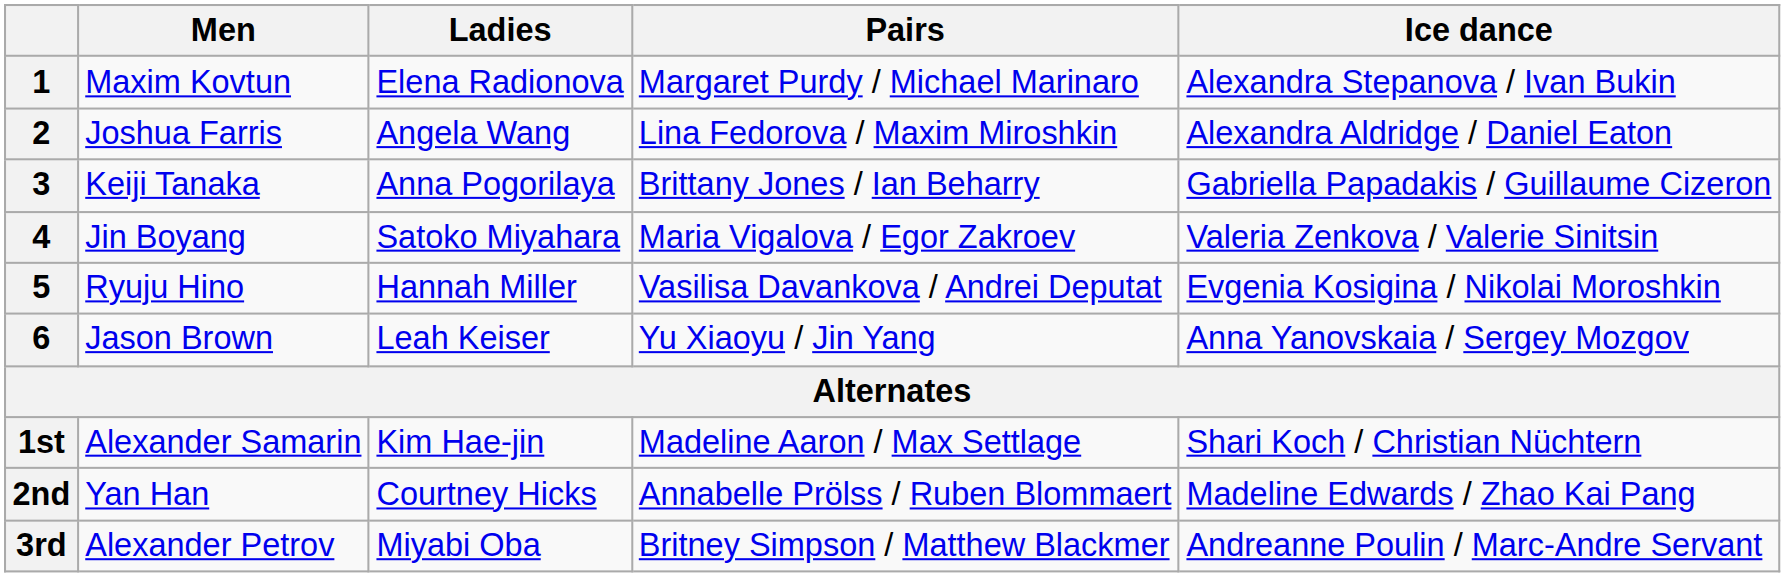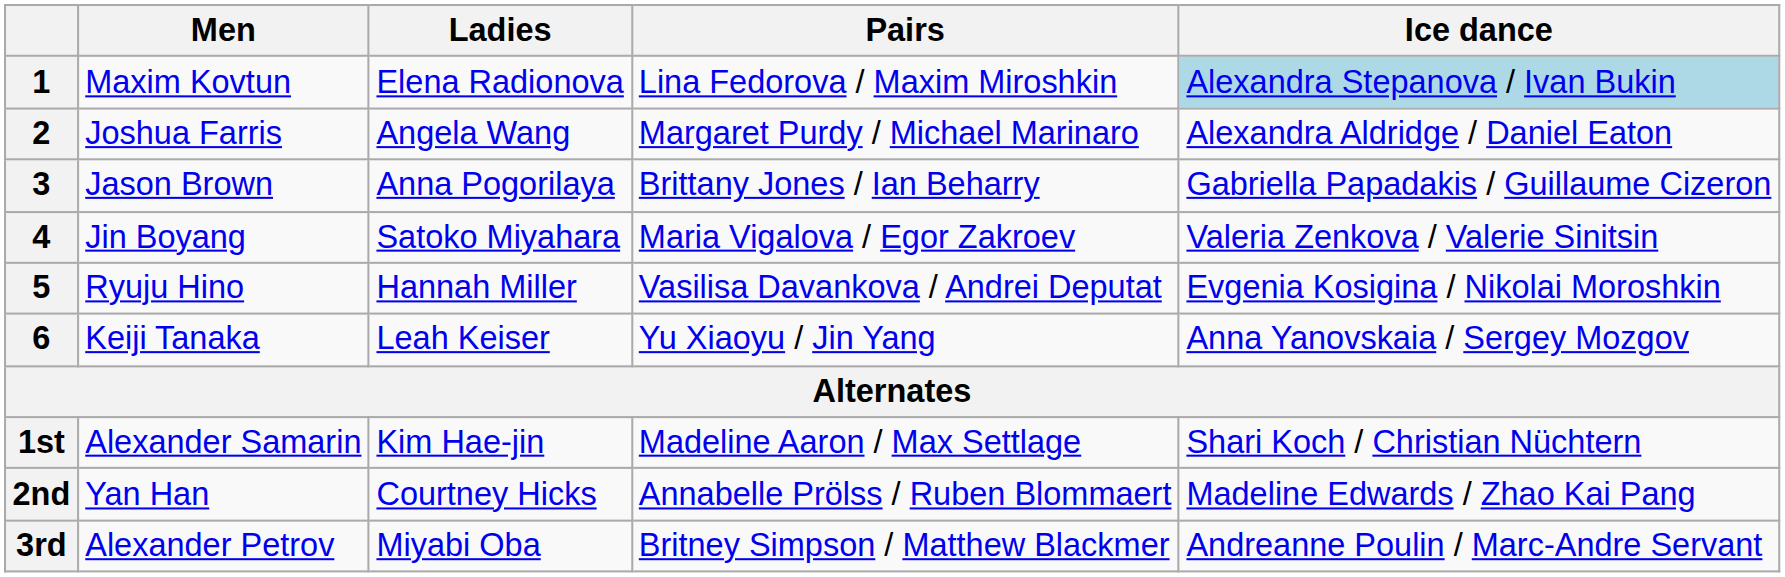(889, 81) Margaret Purdy / Michael Marinaro -> (878, 81) Lina Fedorova / Maxim Miroshkin
(1431, 81) no background -> (1431, 81) lightblue background
(878, 133) Lina Fedorova / Maxim Miroshkin -> (889, 133) Margaret Purdy / Michael Marinaro
(173, 184) Keiji Tanaka -> (179, 184) Jason Brown
(179, 339) Jason Brown -> (173, 339) Keiji Tanaka
